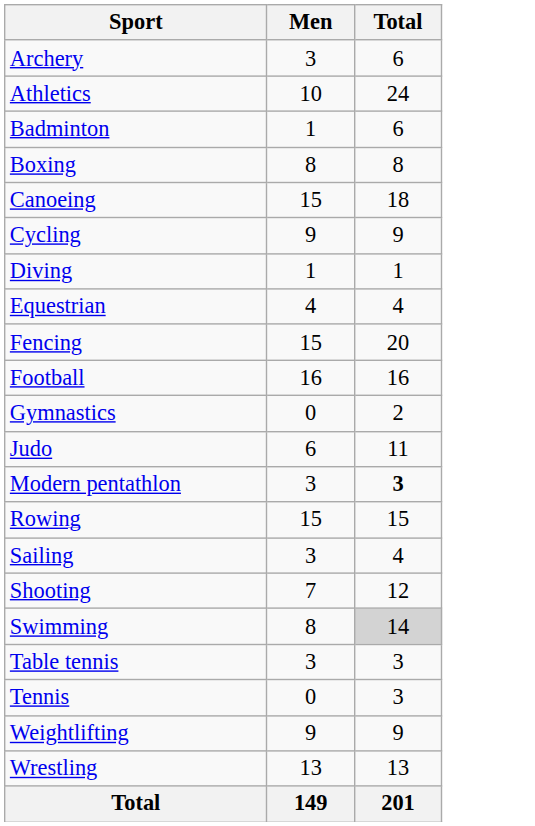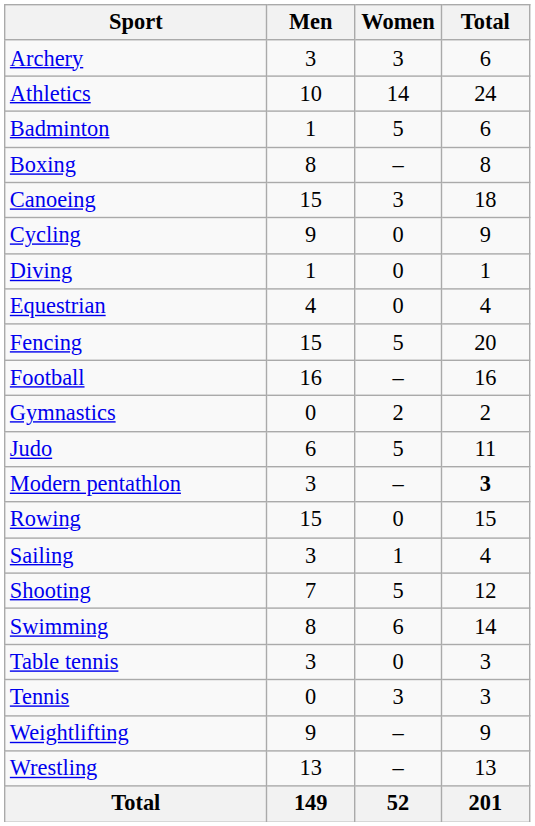+ column: (398, 22)
(398, 626) lightgrey background -> (485, 626) no background
